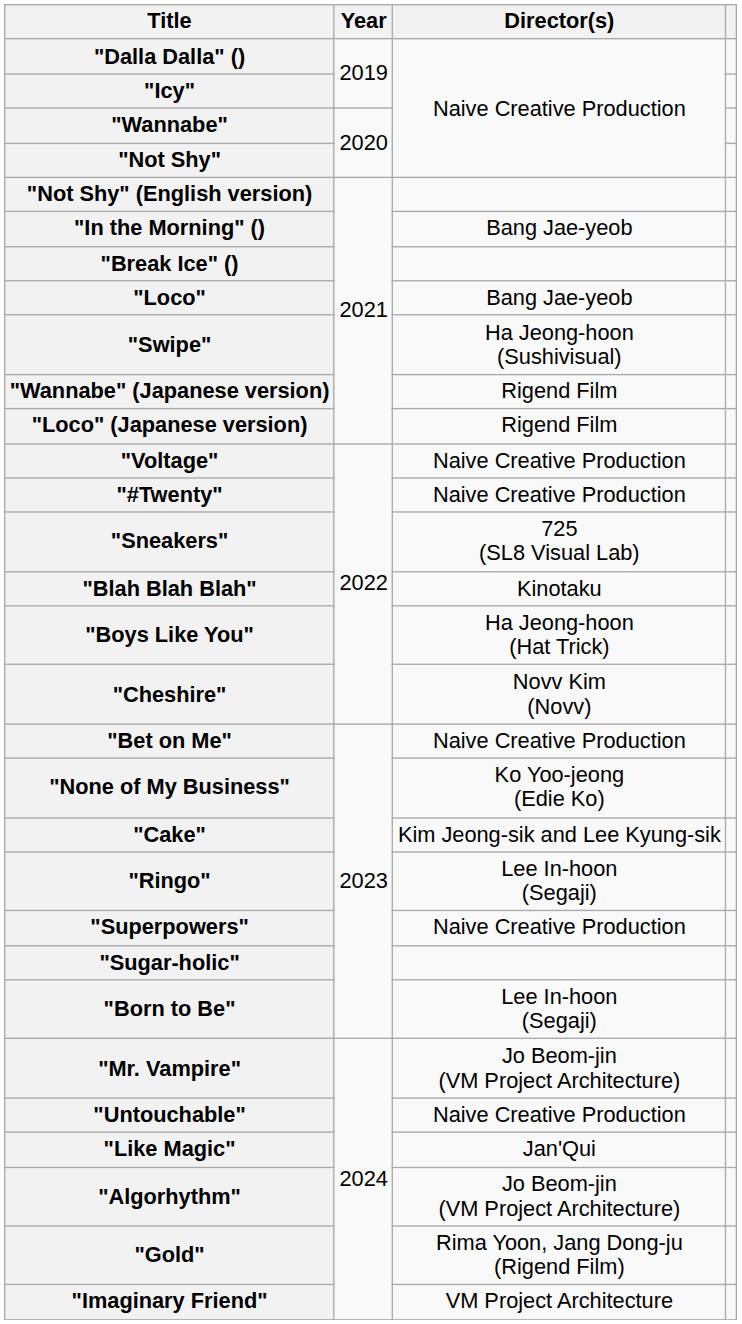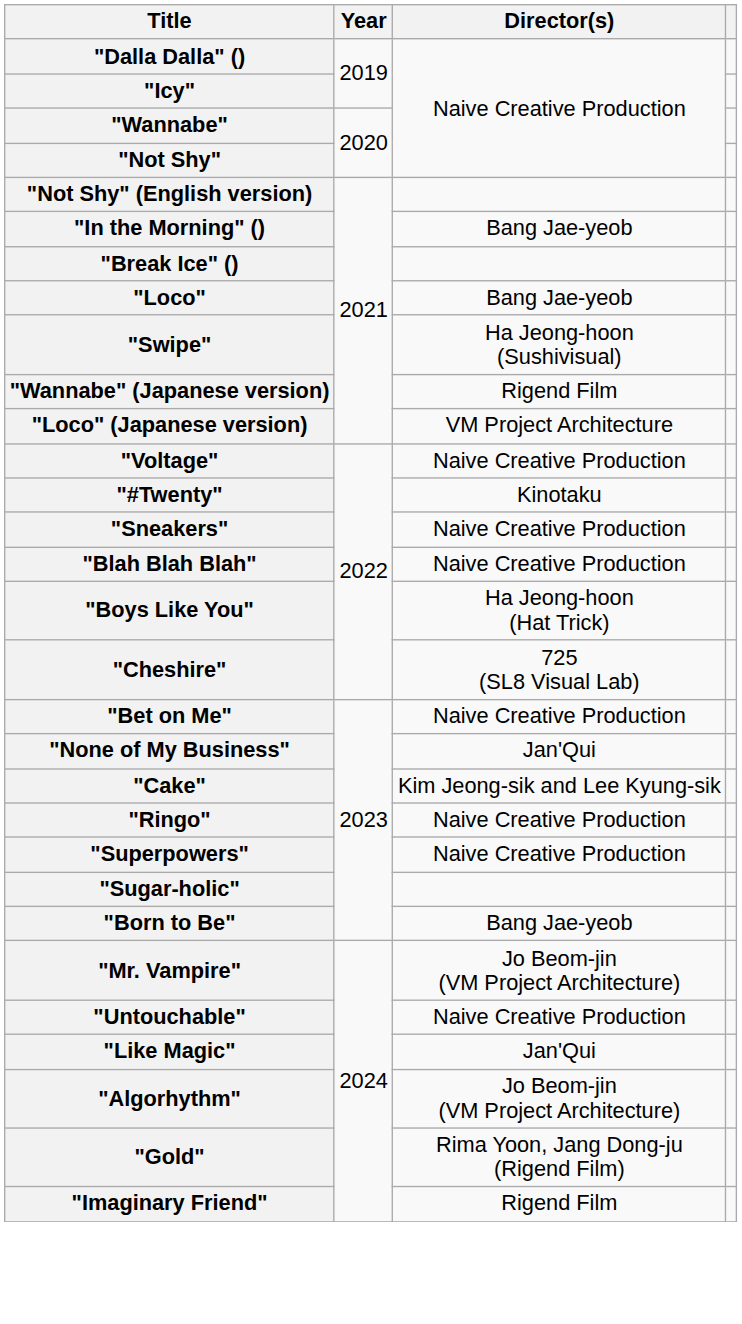(559, 425) Rigend Film -> (559, 425) VM Project Architecture
(559, 494) Naive Creative Production -> (559, 494) Kinotaku
(559, 541) 725 (SL8 Visual Lab) -> (559, 529) Naive Creative Production
(559, 588) Kinotaku -> (559, 563) Naive Creative Production
(559, 694) Novv Kim (Novv) -> (559, 669) 725 (SL8 Visual Lab)
(559, 787) Ko Yoo-jeong (Edie Ko) -> (559, 750) Jan'Qui
(559, 881) Lee In-hoon (Segaji) -> (559, 819) Naive Creative Production
(559, 1009) Lee In-hoon (Segaji) -> (559, 923) Bang Jae-yeob
(559, 1301) VM Project Architecture -> (559, 1203) Rigend Film
